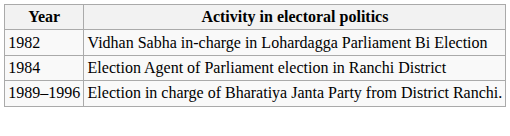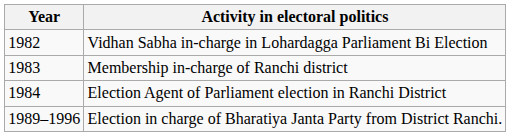+ row: (218, 67)
